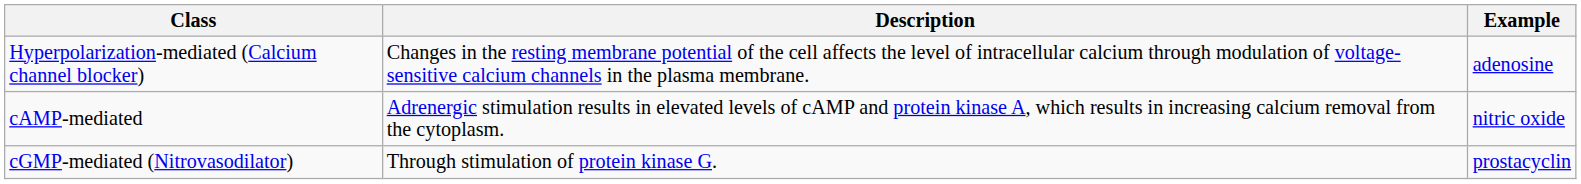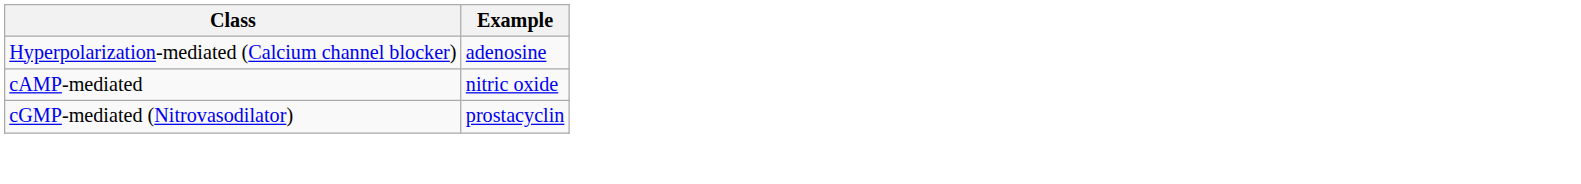- column: (925, 20)
